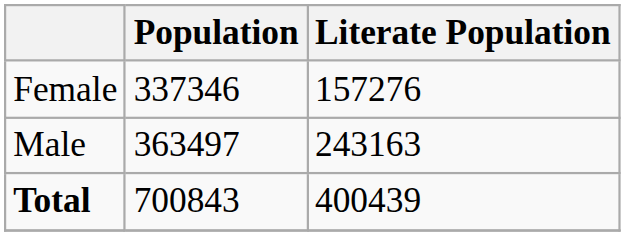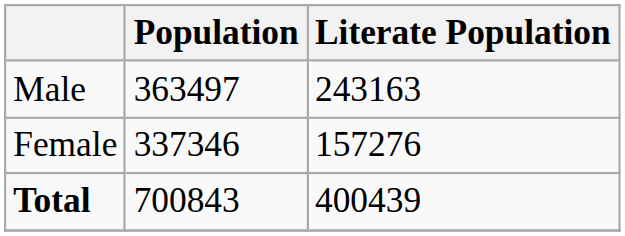rows swapped: (50, 144) <-> (65, 88)
